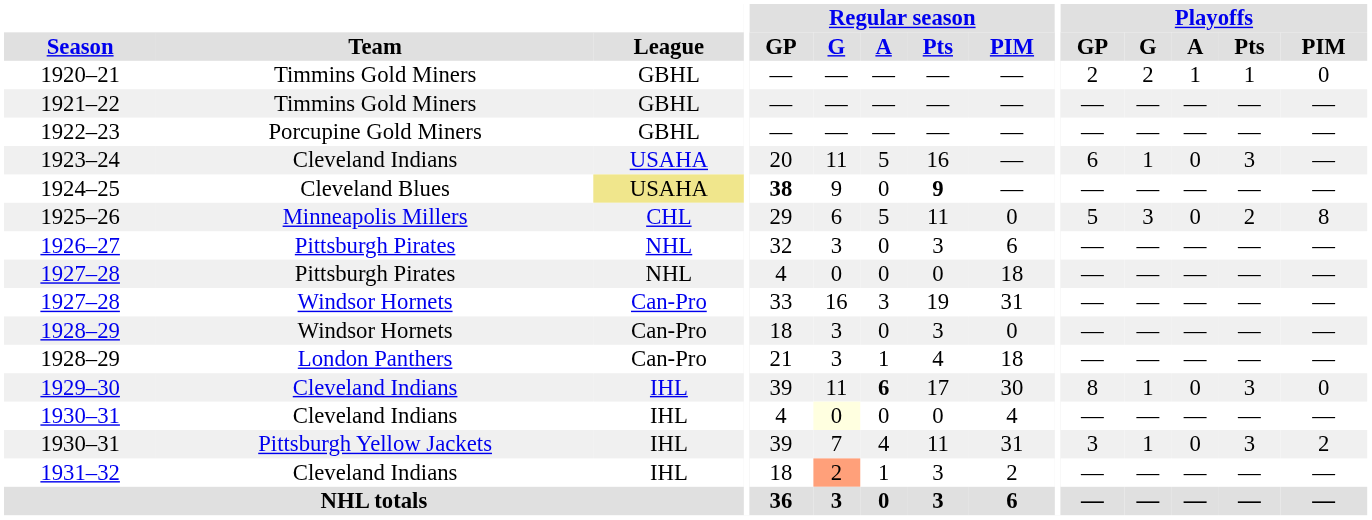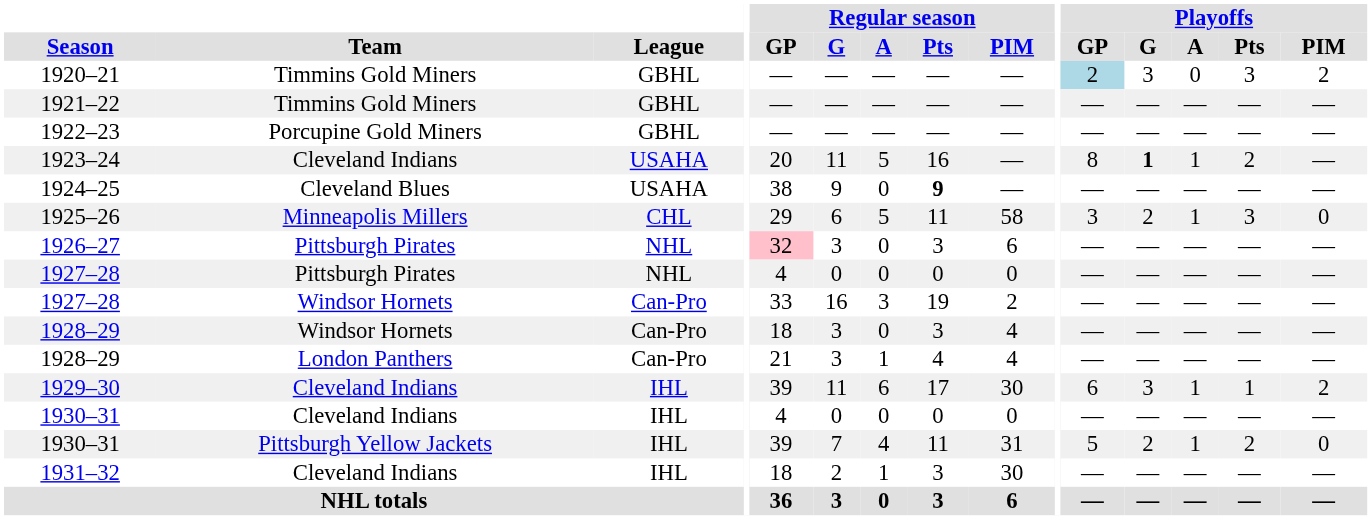(1092, 74) no background -> (1092, 74) lightblue background
(1148, 74) 2 -> (1148, 74) 3
(1195, 74) 1 -> (1195, 74) 0
(1249, 74) 1 -> (1249, 74) 3
(1324, 74) 0 -> (1324, 74) 2
(1092, 159) 6 -> (1092, 159) 8
(1148, 159) normal -> (1148, 159) bold
(1195, 159) 0 -> (1195, 159) 1
(1249, 159) 3 -> (1249, 159) 2
(669, 188) khaki background -> (669, 188) no background
(781, 188) bold -> (781, 188) normal
(1012, 216) 0 -> (1012, 216) 58
(1092, 216) 5 -> (1092, 216) 3
(1148, 216) 3 -> (1148, 216) 2
(1195, 216) 0 -> (1195, 216) 1
(1249, 216) 2 -> (1249, 216) 3
(1324, 216) 8 -> (1324, 216) 0
(781, 245) no background -> (781, 245) pink background
(1012, 273) 18 -> (1012, 273) 0
(1012, 301) 31 -> (1012, 301) 2
(1012, 330) 0 -> (1012, 330) 4
(1012, 358) 18 -> (1012, 358) 4
(884, 387) bold -> (884, 387) normal
(1092, 387) 8 -> (1092, 387) 6
(1148, 387) 1 -> (1148, 387) 3
(1195, 387) 0 -> (1195, 387) 1
(1249, 387) 3 -> (1249, 387) 1
(1324, 387) 0 -> (1324, 387) 2
(836, 415) lightyellow background -> (836, 415) no background
(1012, 415) 4 -> (1012, 415) 0
(1092, 443) 3 -> (1092, 443) 5
(1148, 443) 1 -> (1148, 443) 2
(1195, 443) 0 -> (1195, 443) 1
(1249, 443) 3 -> (1249, 443) 2
(1324, 443) 2 -> (1324, 443) 0
(836, 472) lightsalmon background -> (836, 472) no background
(1012, 472) 2 -> (1012, 472) 30
